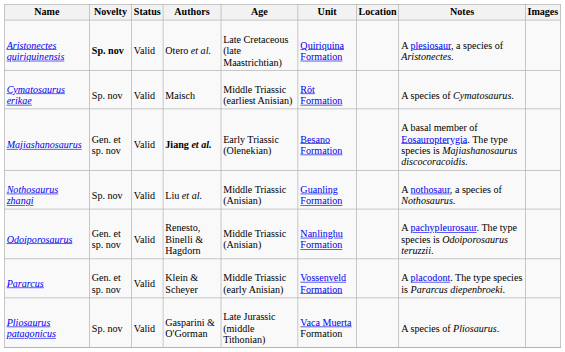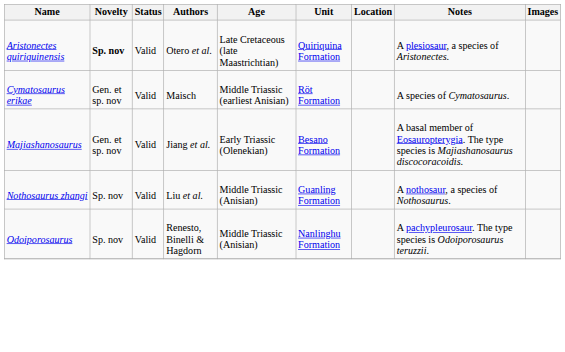(107, 95) Sp. nov -> (107, 95) Gen. et sp. nov
(188, 145) bold -> (188, 145) normal
(106, 239) Gen. et sp. nov -> (108, 239) Sp. nov
- row: (25, 284)
- row: (31, 328)
